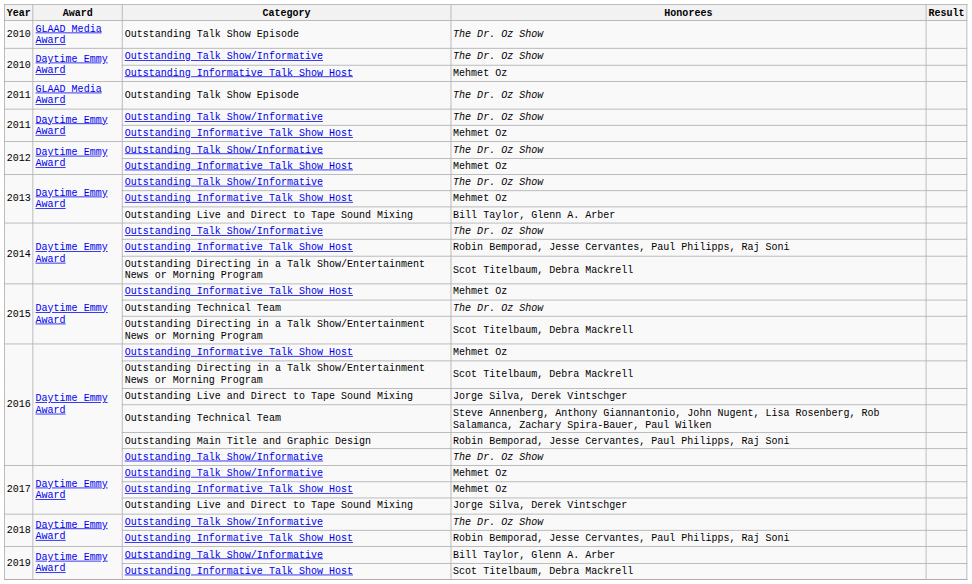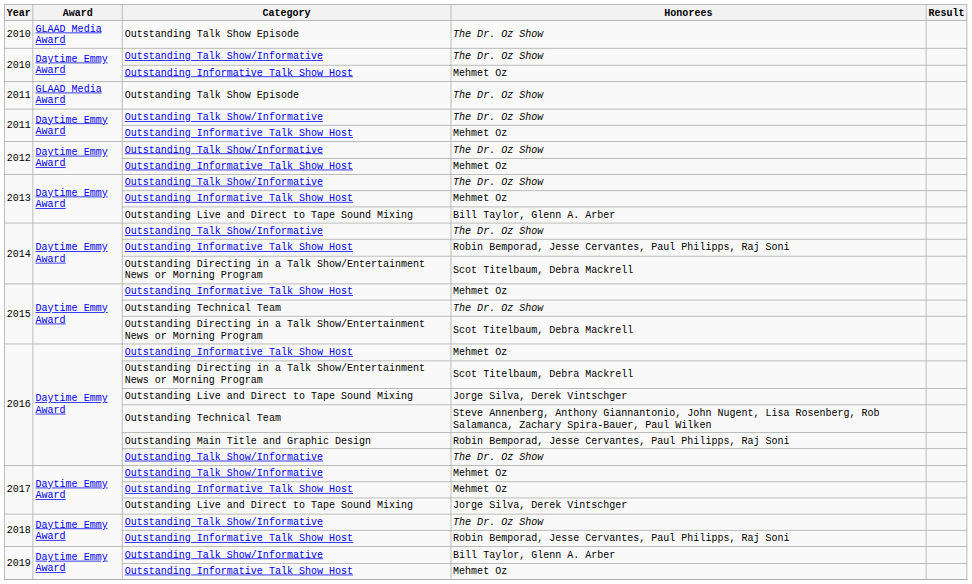(543, 571) Scot Titelbaum, Debra Mackrell -> (480, 571) Mehmet Oz
